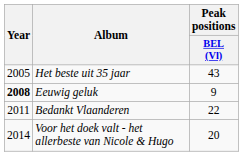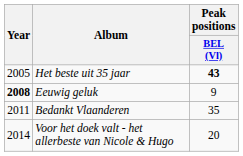(214, 74) normal -> (214, 74) bold
(214, 110) 22 -> (214, 110) 35
